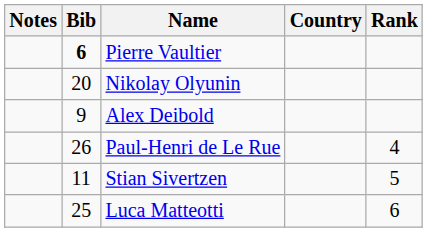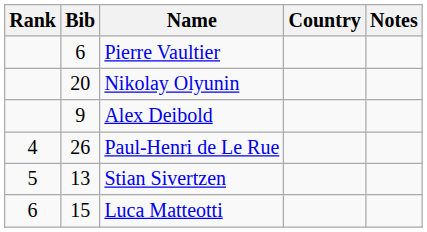columns swapped: (394, 20) <-> (33, 20)
(81, 52) bold -> (80, 52) normal
(81, 178) 11 -> (80, 178) 13
(81, 210) 25 -> (80, 210) 15
